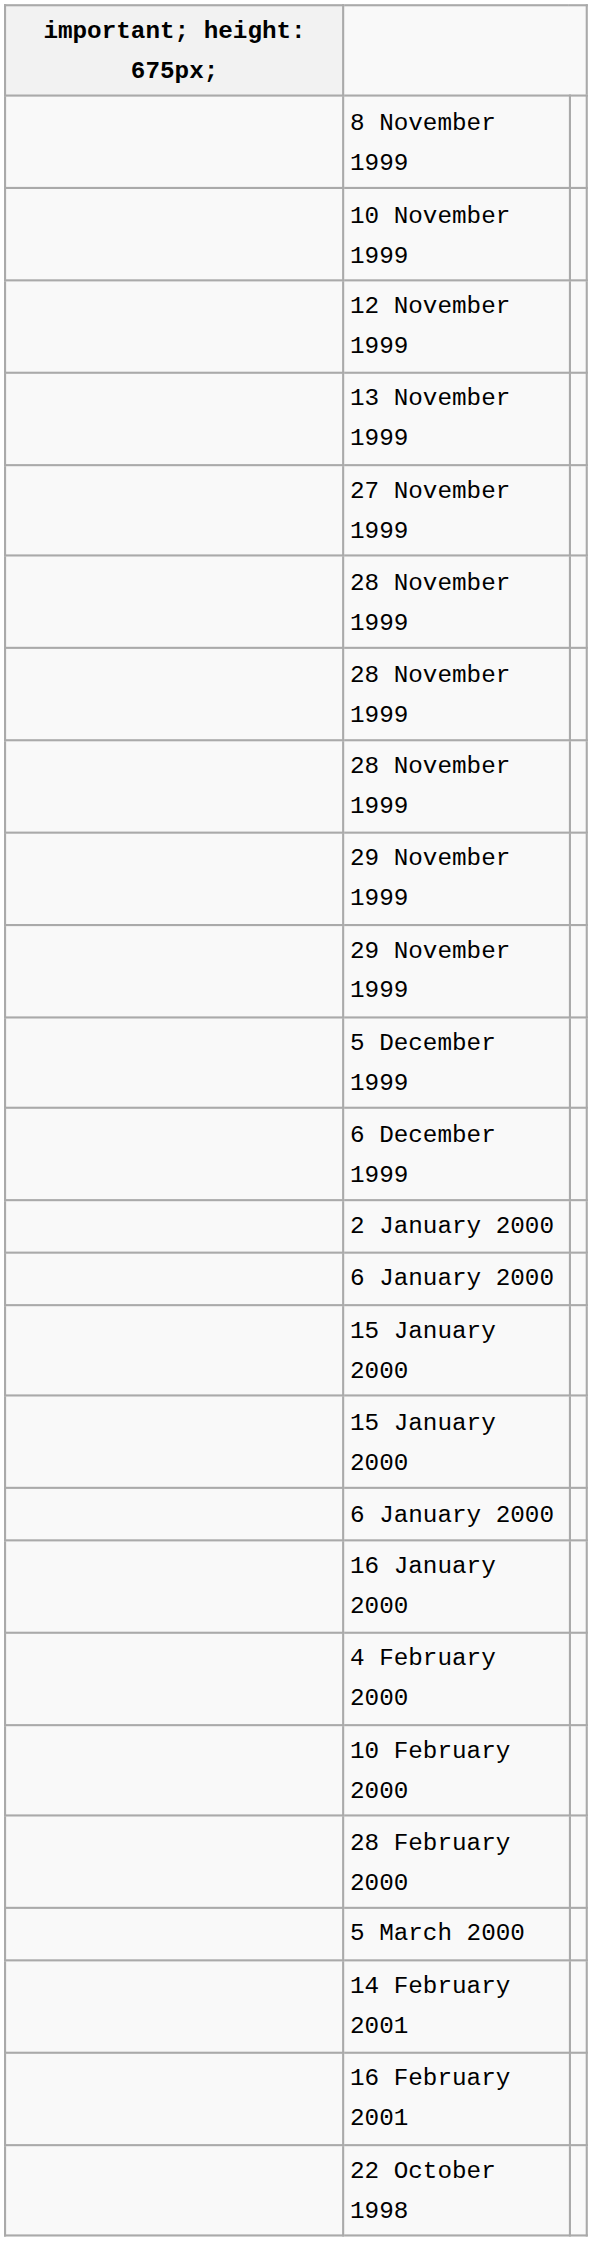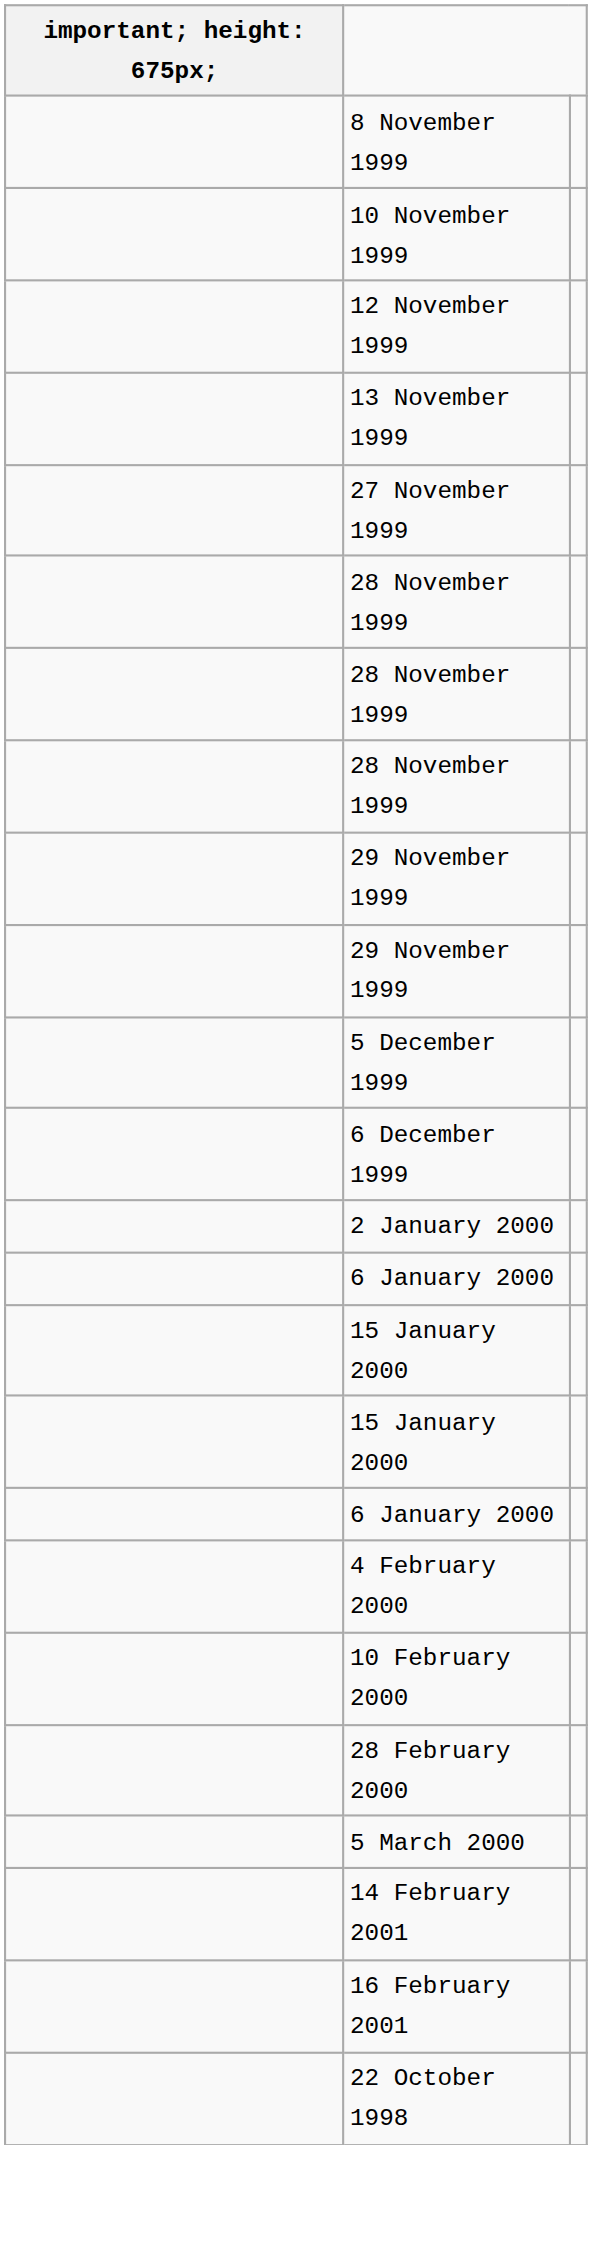- row: (175, 1586)
